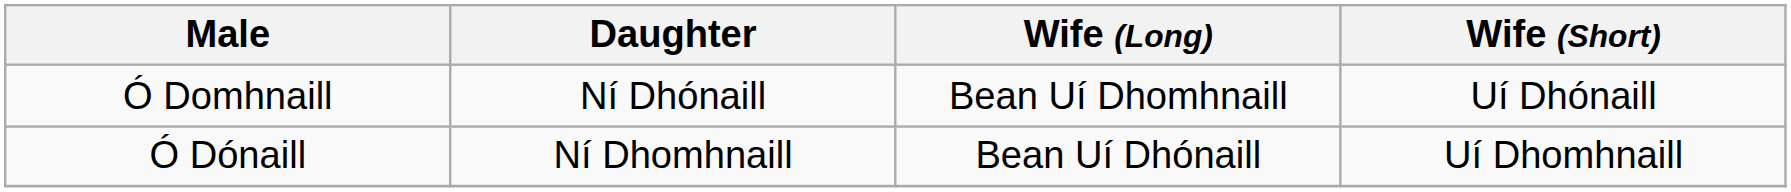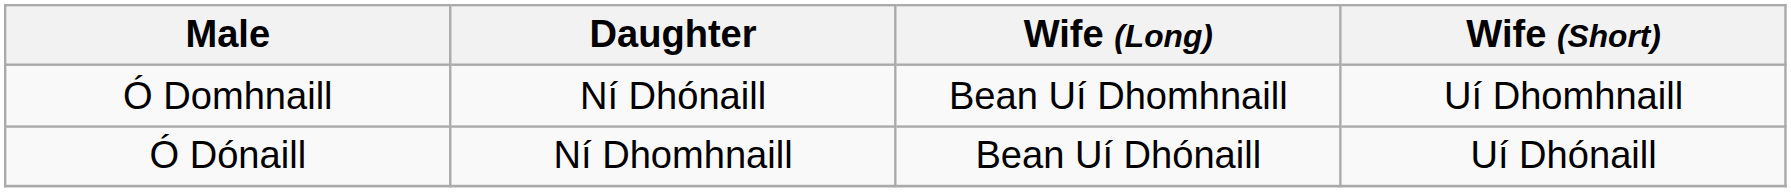(1564, 95) Uí Dhónaill -> (1564, 95) Uí Dhomhnaill
(1564, 155) Uí Dhomhnaill -> (1564, 155) Uí Dhónaill
